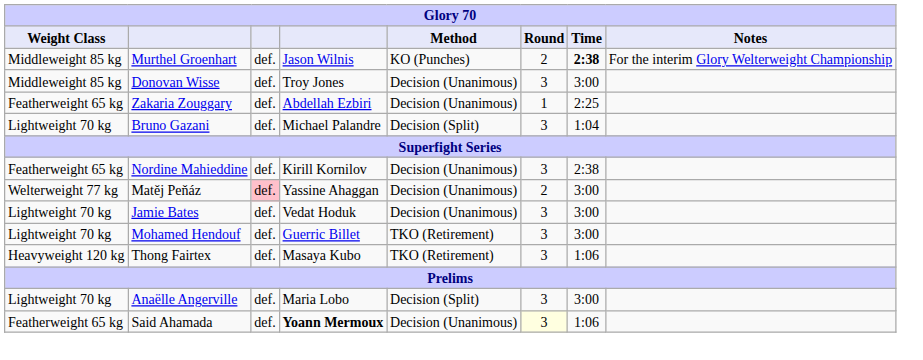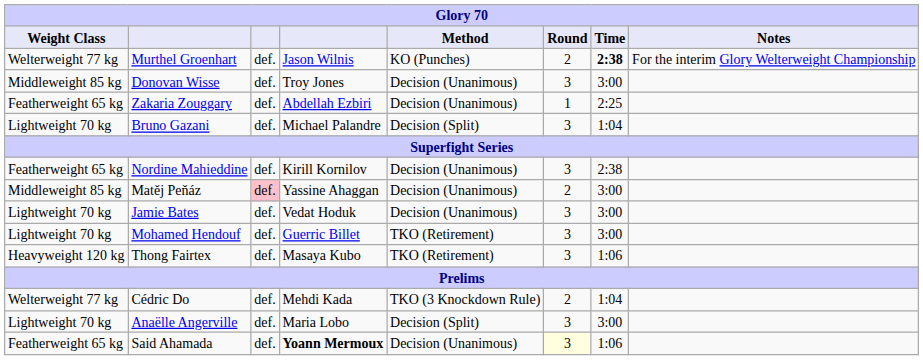(65, 59) Middleweight 85 kg -> (63, 59) Welterweight 77 kg
(63, 190) Welterweight 77 kg -> (65, 190) Middleweight 85 kg
+ row: (160, 300)
